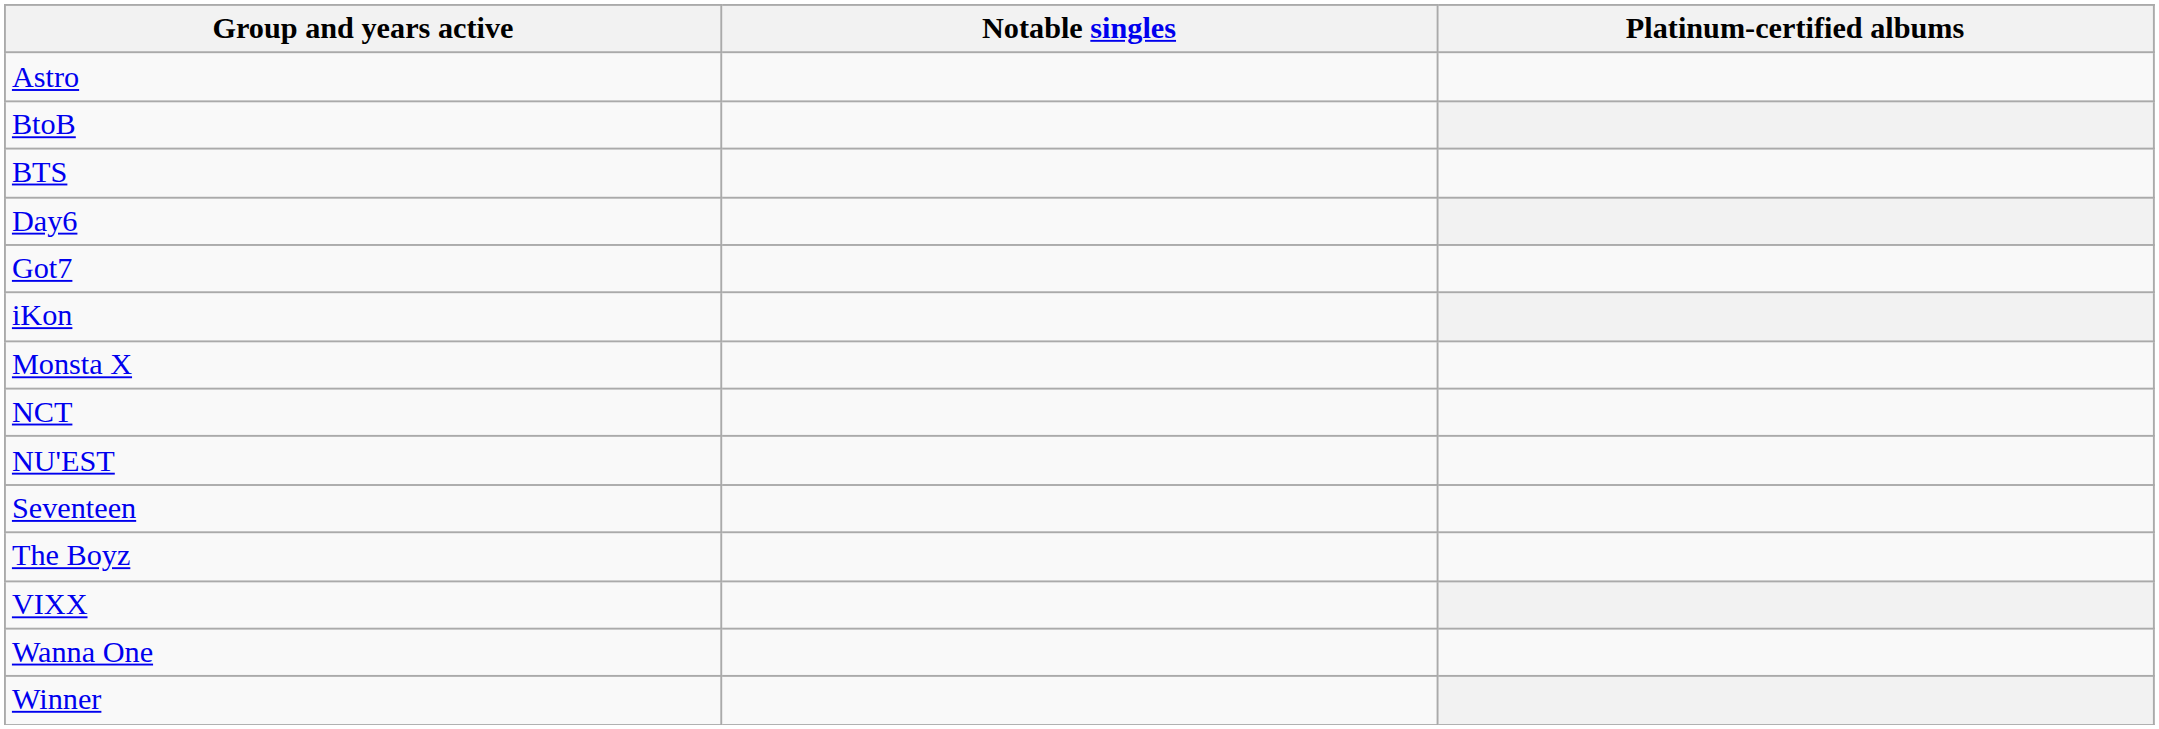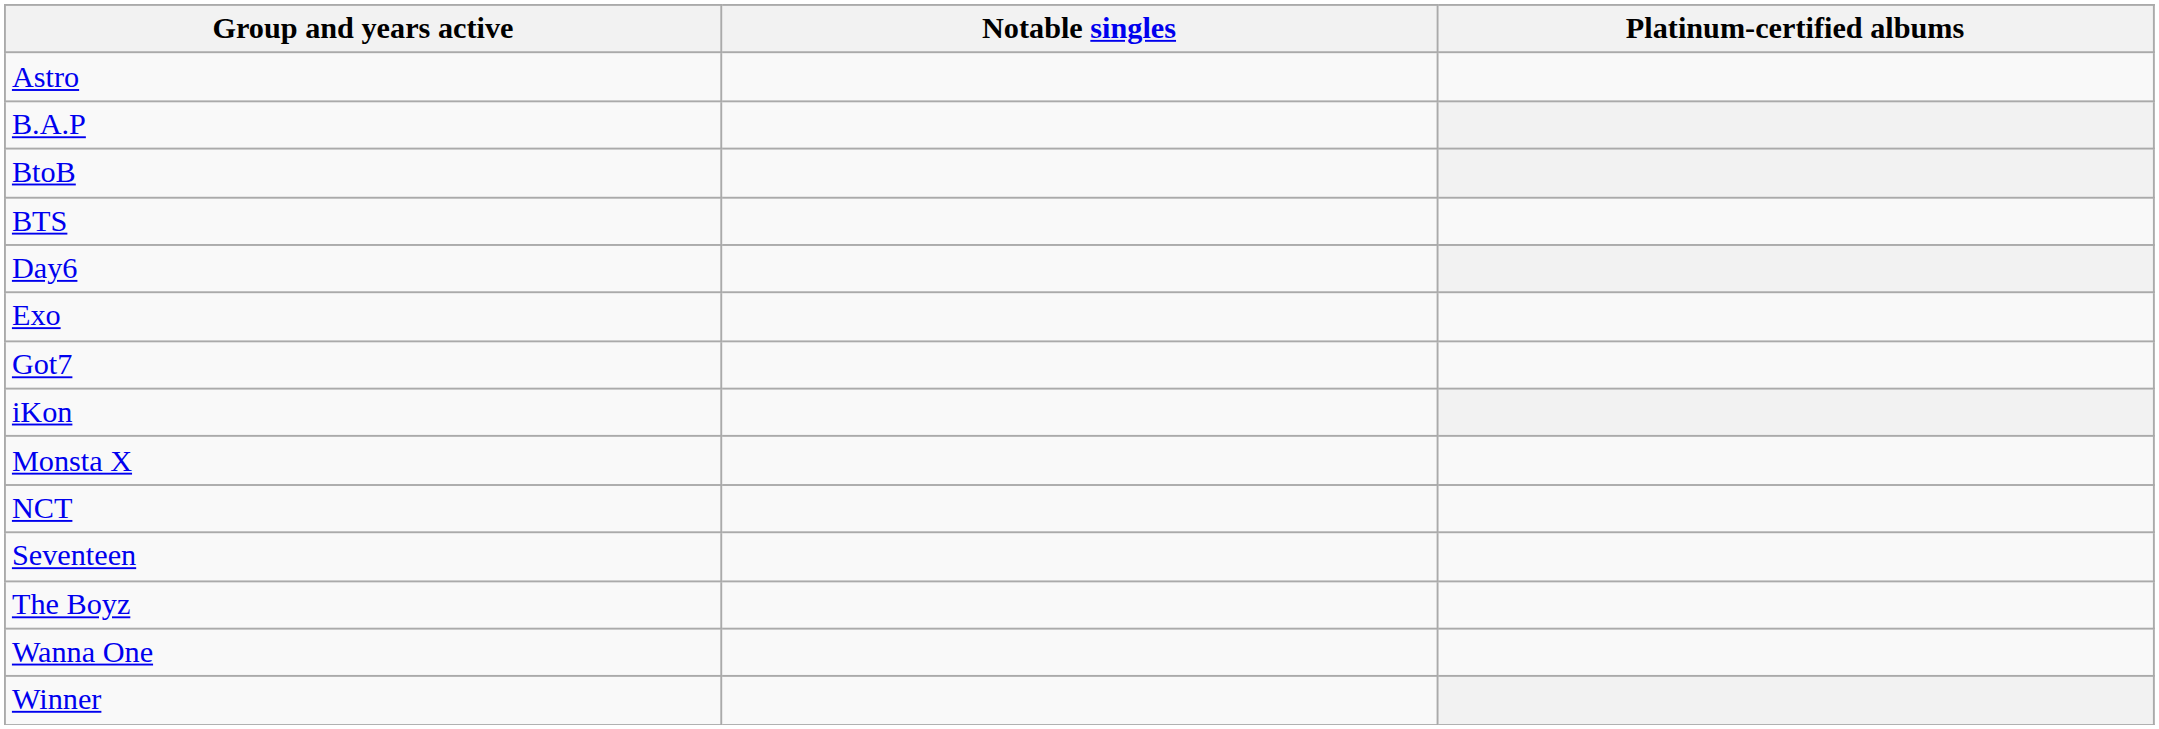+ row: (49, 124)
+ row: (36, 316)
- row: (63, 460)
- row: (50, 603)
